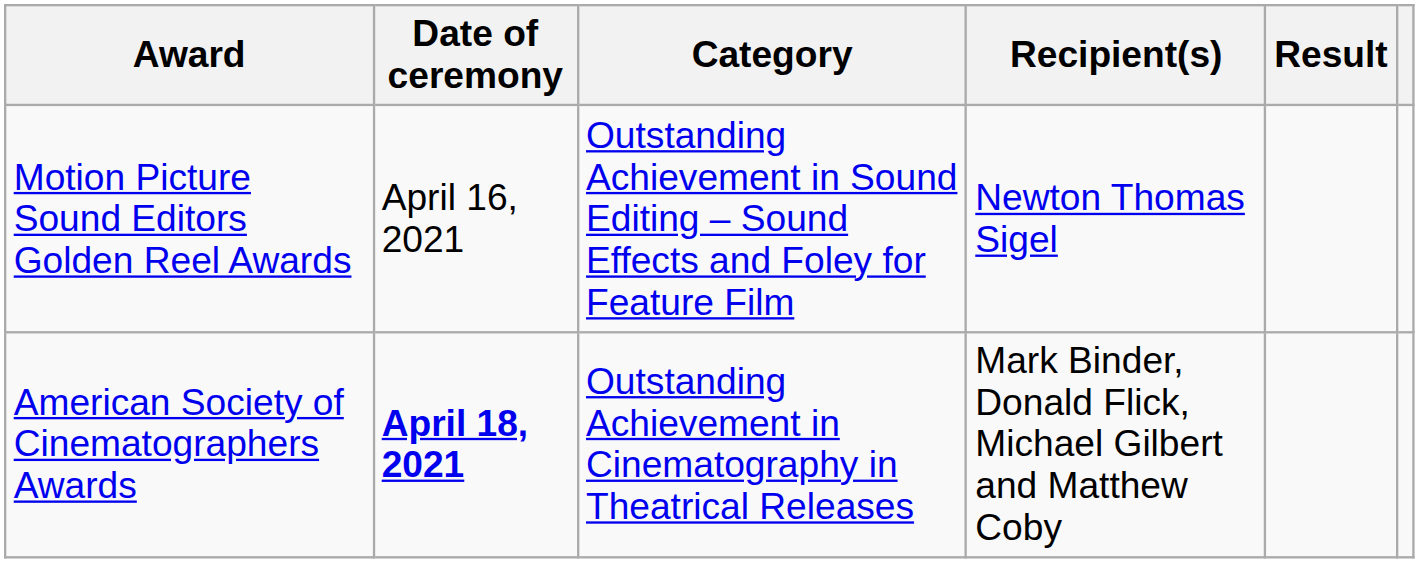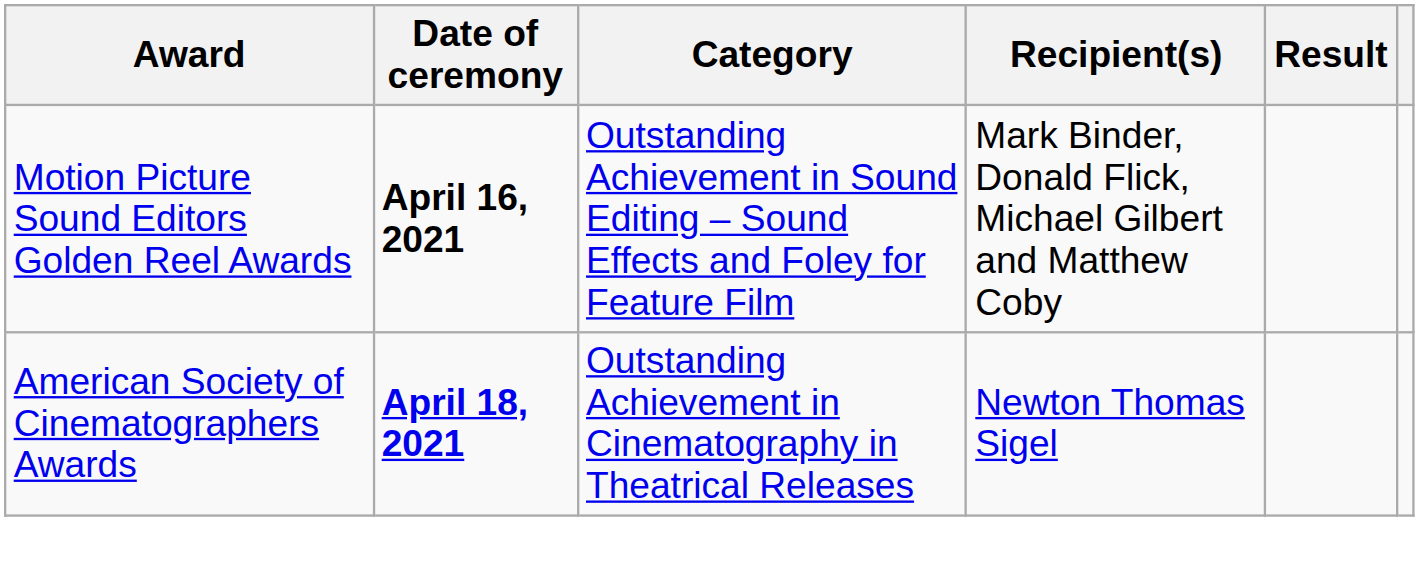(450, 218) normal -> (455, 218) bold
(1110, 218) Newton Thomas Sigel -> (1099, 218) Mark Binder, Donald Flick, Michael Gilbert and Matthew Coby
(1099, 443) Mark Binder, Donald Flick, Michael Gilbert and Matthew Coby -> (1110, 423) Newton Thomas Sigel
